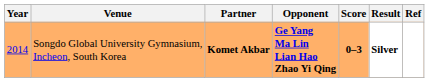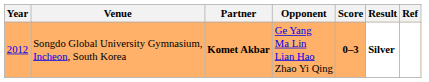(18, 50) 2014 -> (18, 50) 2012
(305, 50) bold -> (304, 50) normal
